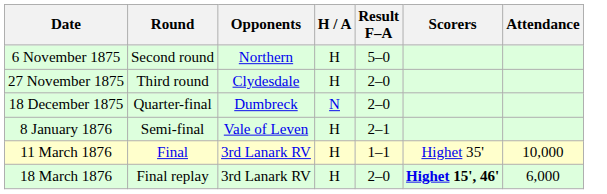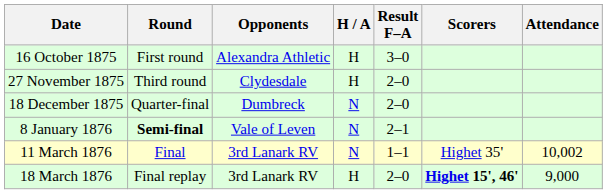+ row: (66, 57)
- row: (66, 57)
(173, 128) normal -> (170, 128) bold
(335, 128) H -> (354, 128) N
(335, 152) H -> (354, 152) N
(543, 152) 10,000 -> (562, 152) 10,002
(543, 176) 6,000 -> (562, 176) 9,000
